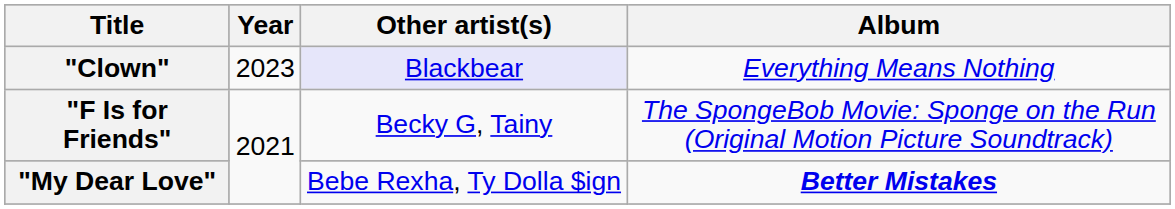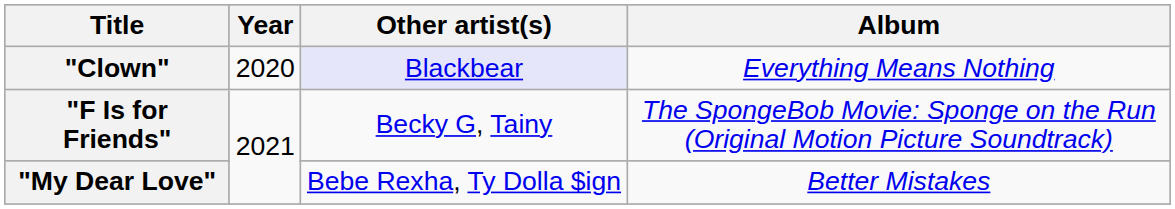(265, 67) 2023 -> (265, 67) 2020
(899, 181) bold -> (899, 181) normal
